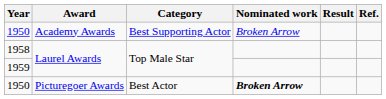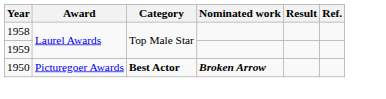- row: (18, 31)
(153, 85) normal -> (154, 67) bold
